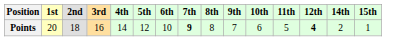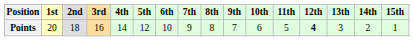+ column: (341, 11)
(189, 27) bold -> (189, 27) normal
